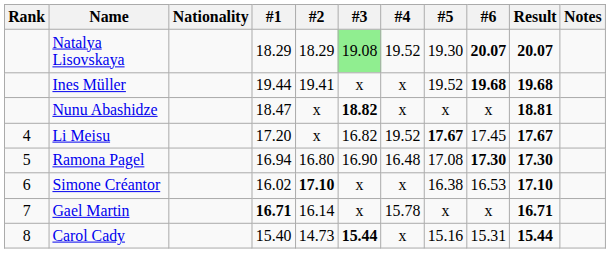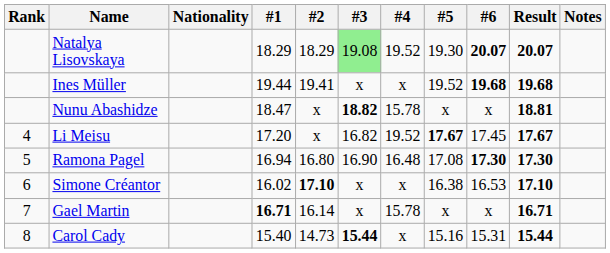(403, 110) x -> (403, 110) 15.78
